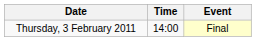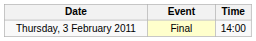columns swapped: (166, 12) <-> (218, 12)
